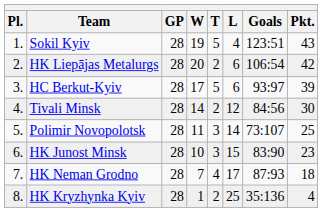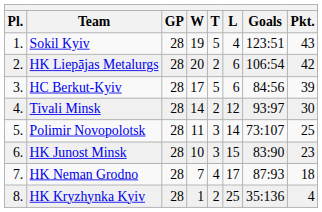(269, 87) 93:97 -> (269, 87) 84:56
(269, 109) 84:56 -> (269, 109) 93:97
